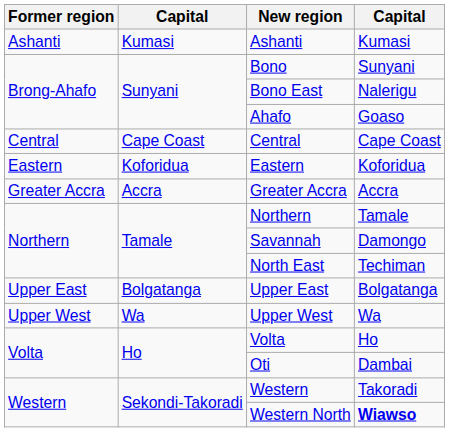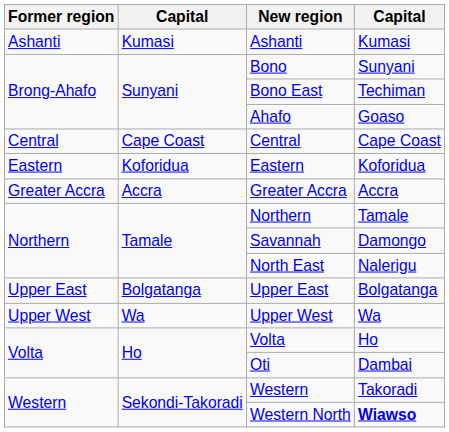(387, 91) Nalerigu -> (392, 91) Techiman
(392, 265) Techiman -> (387, 265) Nalerigu
